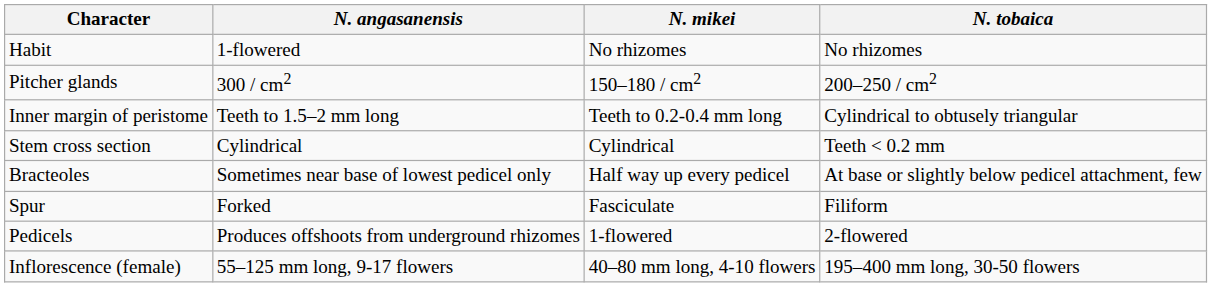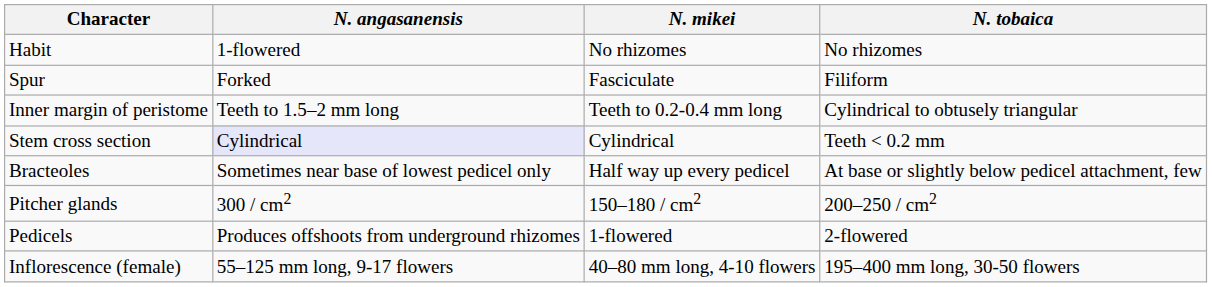rows swapped: (27, 205) <-> (63, 82)
(260, 145) no background -> (260, 140) lavender background
